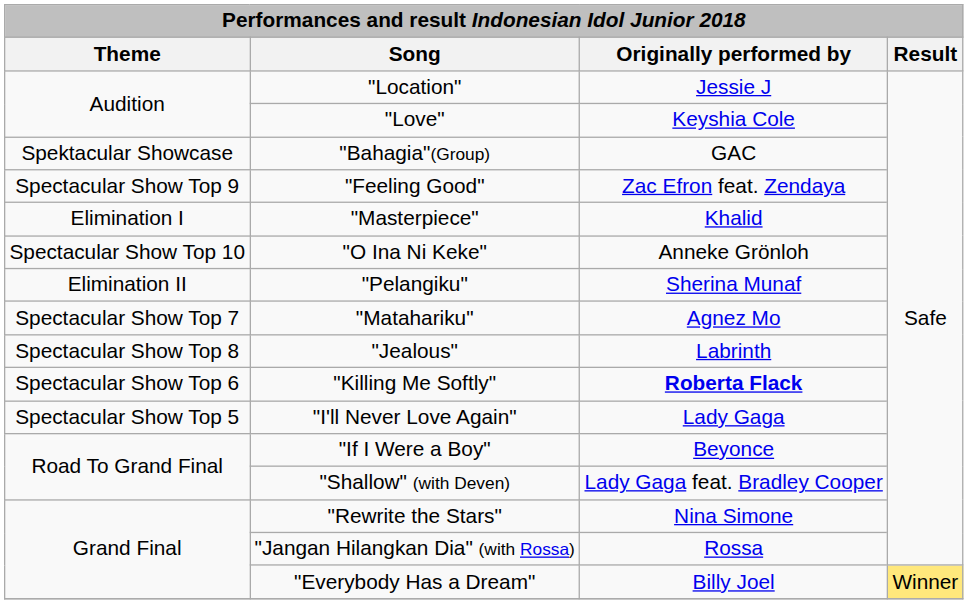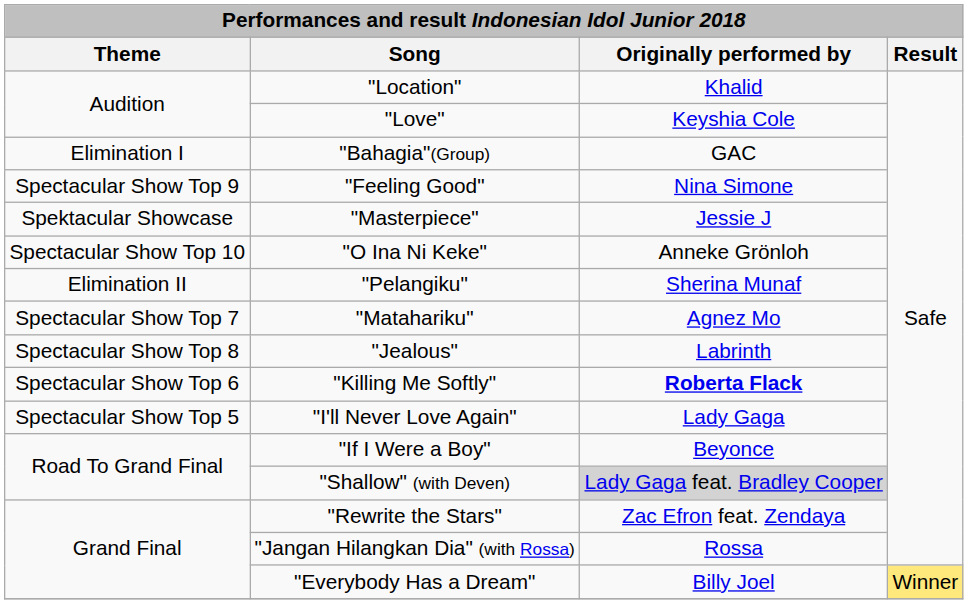(734, 86) Jessie J -> (734, 86) Khalid
(127, 152) Spektacular Showcase -> (127, 152) Elimination I
(734, 185) Zac Efron feat. Zendaya -> (734, 185) Nina Simone
(127, 218) Elimination I -> (127, 218) Spektacular Showcase
(734, 218) Khalid -> (734, 218) Jessie J
(734, 482) no background -> (734, 482) lightgrey background
(734, 515) Nina Simone -> (734, 515) Zac Efron feat. Zendaya
